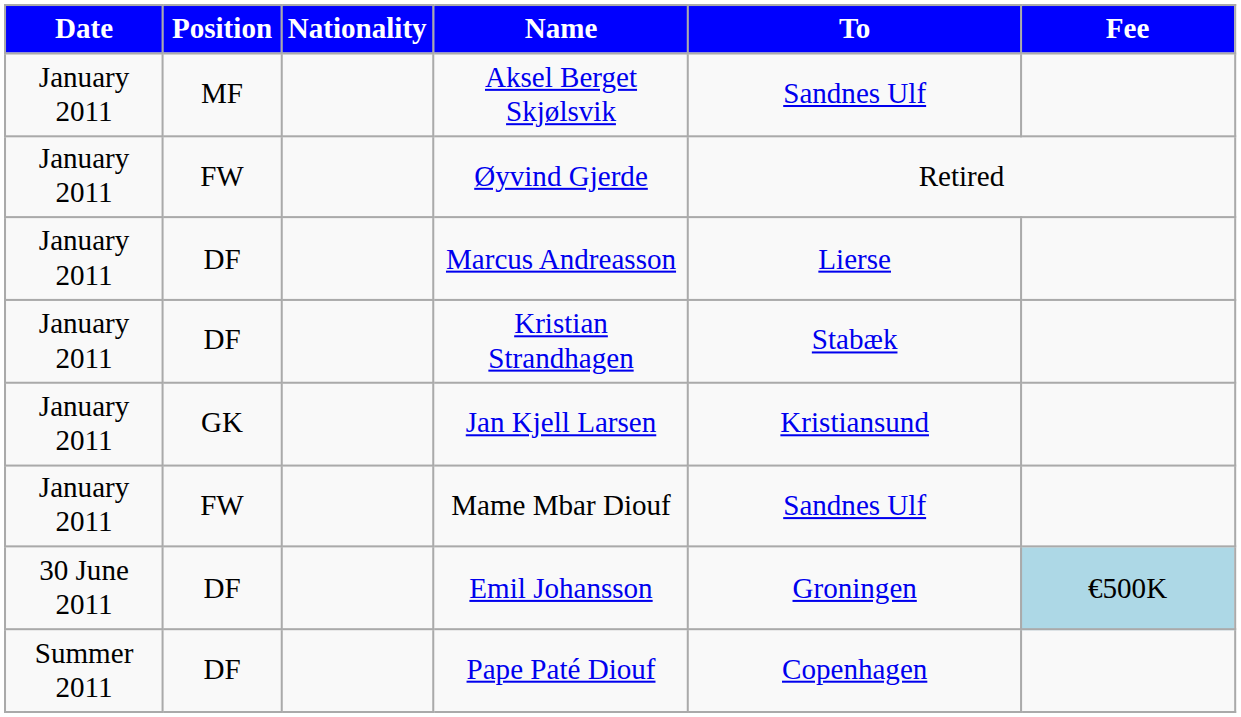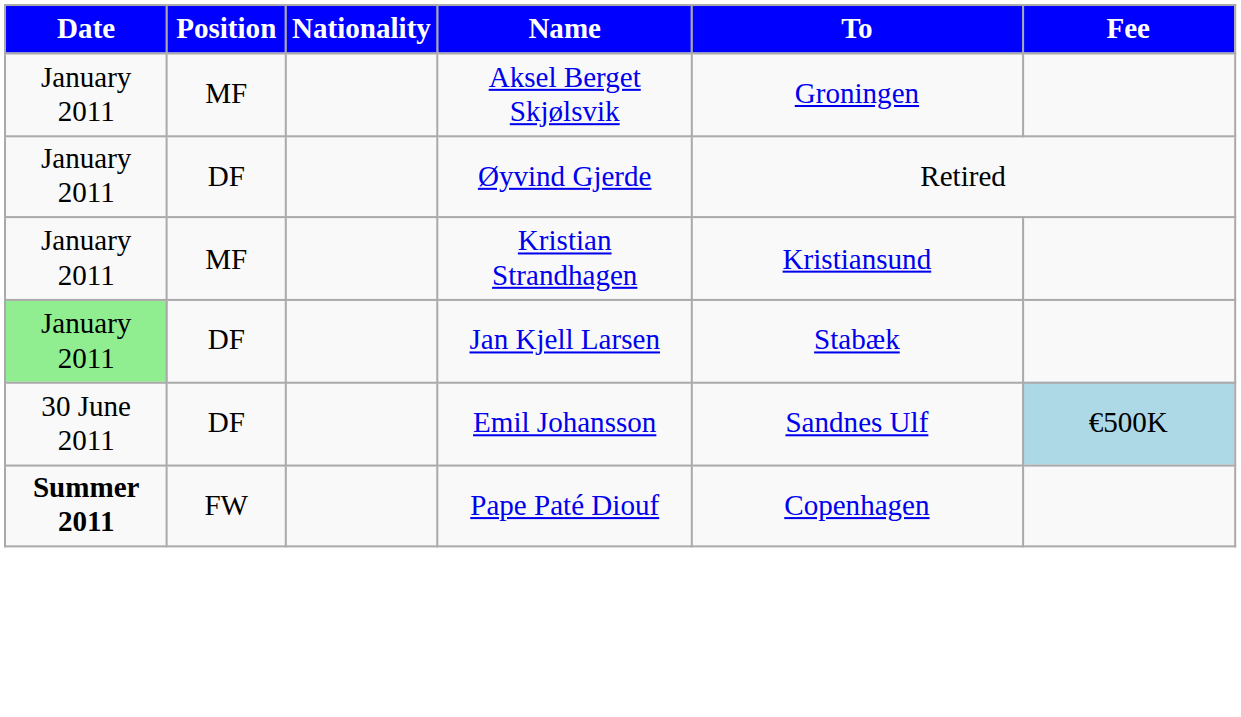(855, 94) Sandnes Ulf -> (857, 94) Groningen
(222, 176) FW -> (226, 176) DF
- row: (561, 258)
(222, 340) DF -> (226, 258) MF
(855, 340) Stabæk -> (857, 258) Kristiansund
(84, 423) no background -> (86, 340) lightgreen background
(222, 423) GK -> (226, 340) DF
(855, 423) Kristiansund -> (857, 340) Stabæk
- row: (561, 505)
(855, 587) Groningen -> (857, 423) Sandnes Ulf
(84, 670) normal -> (86, 505) bold
(222, 670) DF -> (226, 505) FW
